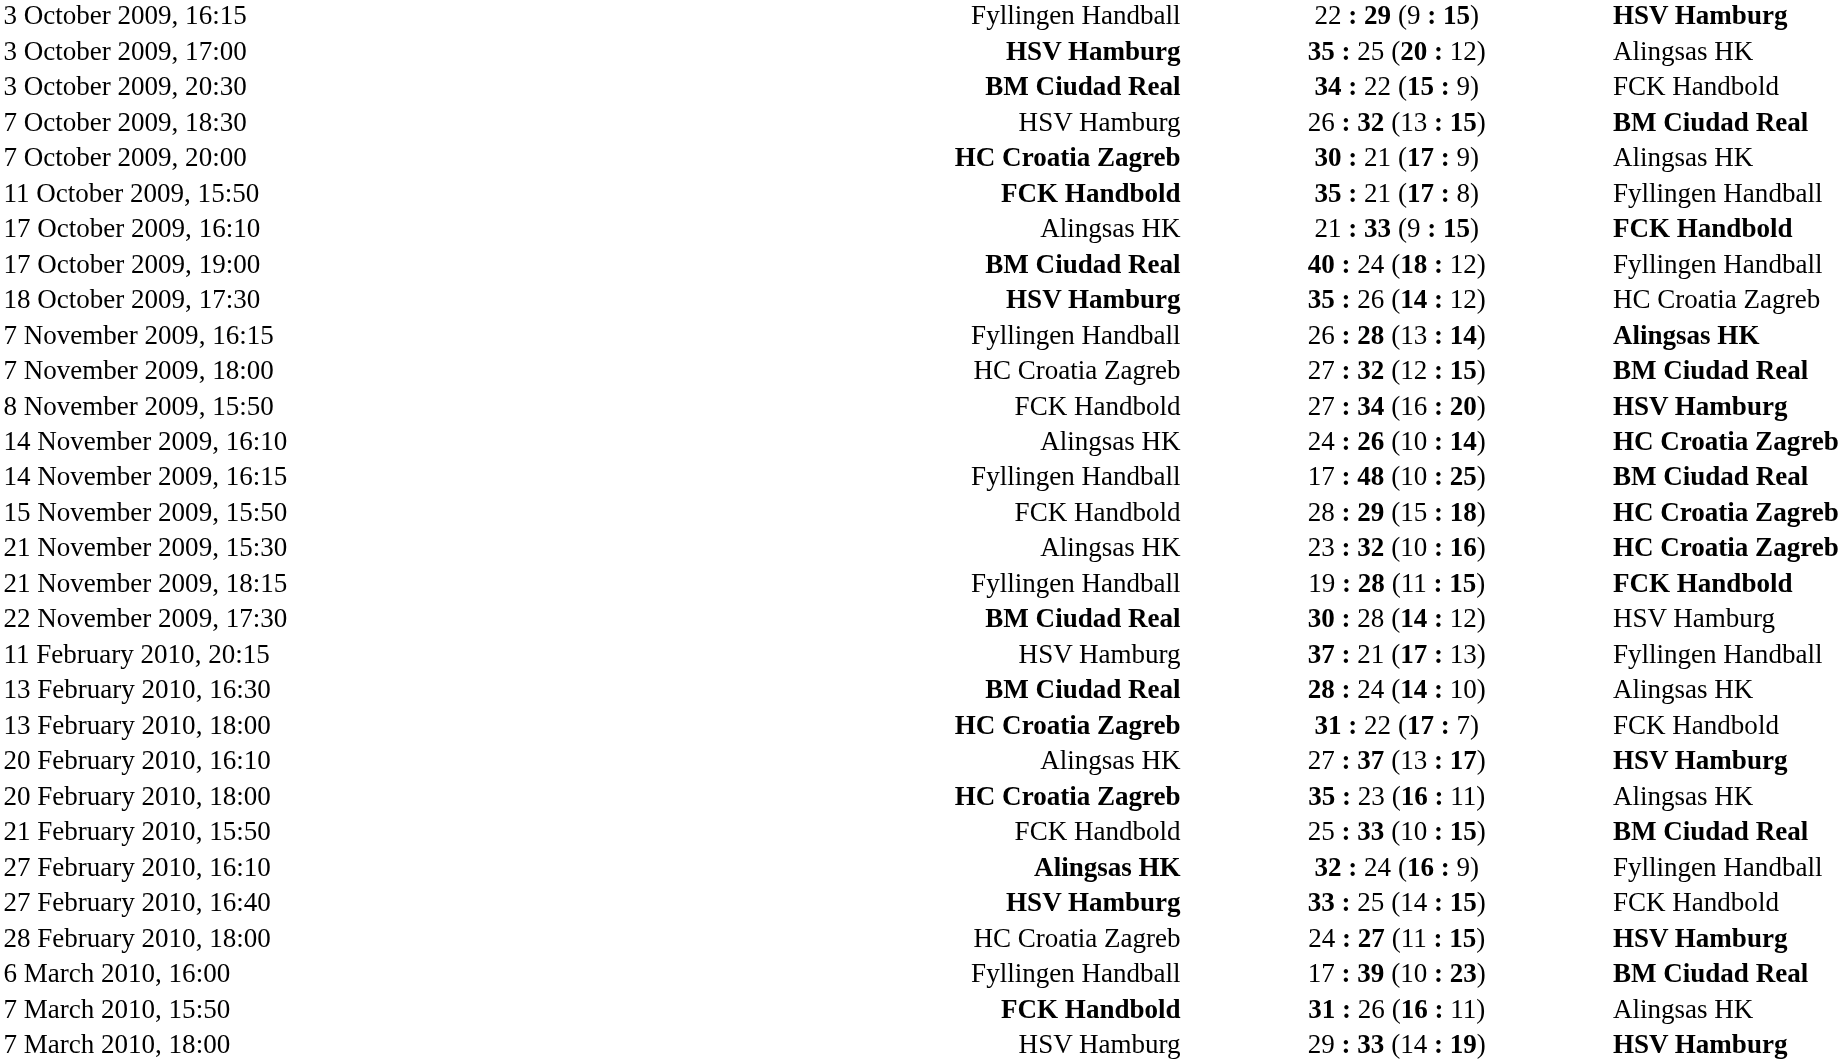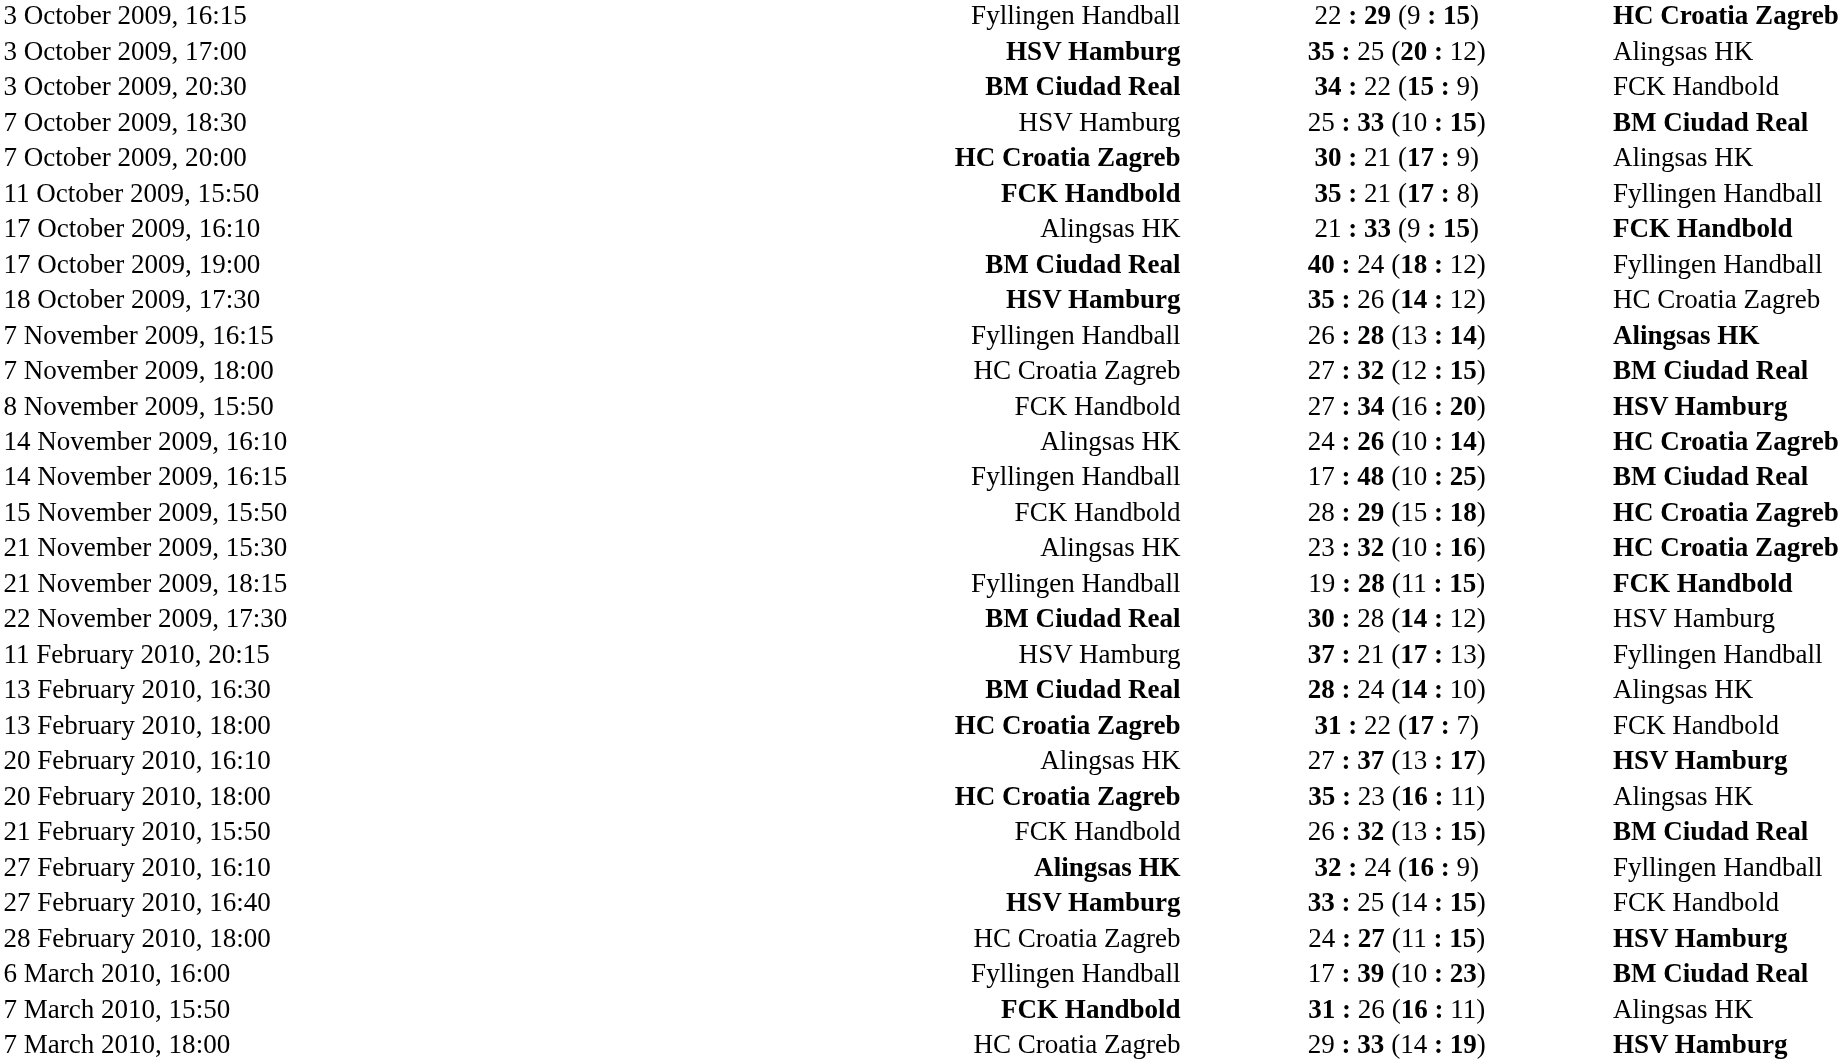(1700, 15) HSV Hamburg -> (1726, 15) HC Croatia Zagreb
(1397, 121) 26 : 32 (13 : 15) -> (1397, 121) 25 : 33 (10 : 15)
(1397, 831) 25 : 33 (10 : 15) -> (1397, 831) 26 : 32 (13 : 15)
(1100, 1044) HSV Hamburg -> (1077, 1044) HC Croatia Zagreb
